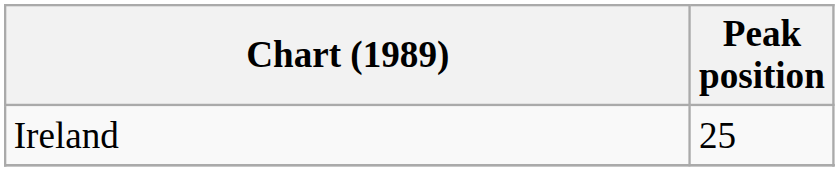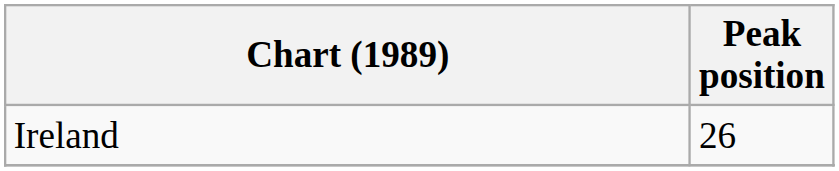(718, 134) 25 -> (718, 134) 26
